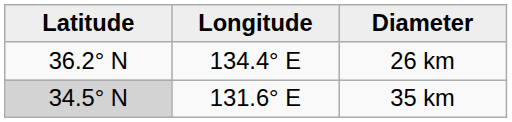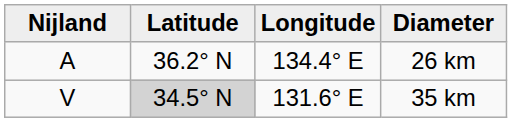+ column: (67, 23)
